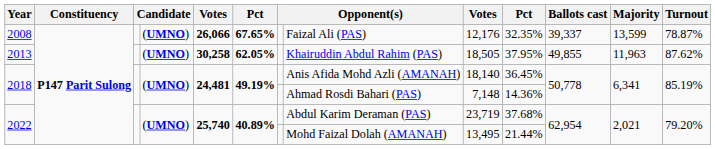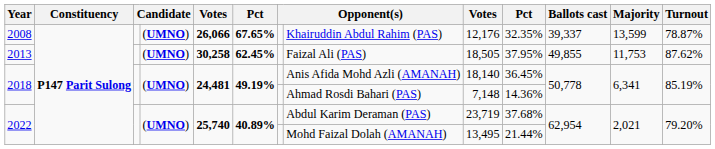(326, 34) Faizal Ali (PAS) -> (364, 34) Khairuddin Abdul Rahim (PAS)
(255, 54) 62.05% -> (255, 54) 62.45%
(364, 54) Khairuddin Abdul Rahim (PAS) -> (326, 54) Faizal Ali (PAS)
(629, 54) 11,963 -> (629, 54) 11,753
